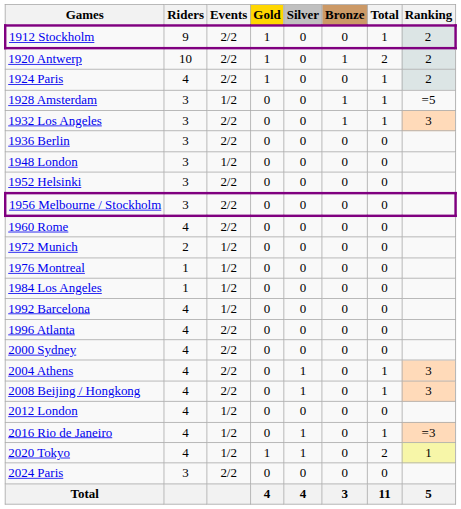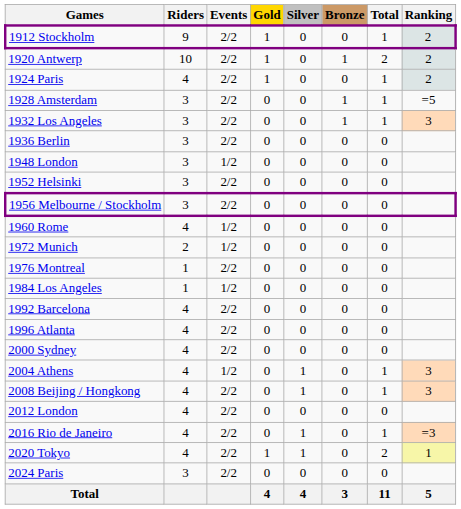(229, 100) 1/2 -> (229, 100) 2/2
(229, 226) 2/2 -> (229, 226) 1/2
(229, 267) 1/2 -> (229, 267) 2/2
(229, 309) 1/2 -> (229, 309) 2/2
(229, 370) 2/2 -> (229, 370) 1/2
(229, 411) 1/2 -> (229, 411) 2/2
(229, 432) 1/2 -> (229, 432) 2/2
(229, 452) 1/2 -> (229, 452) 2/2
